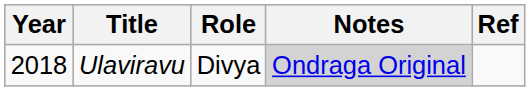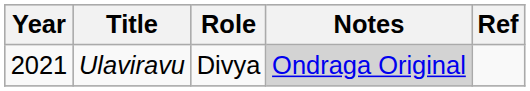(39, 65) 2018 -> (39, 65) 2021
